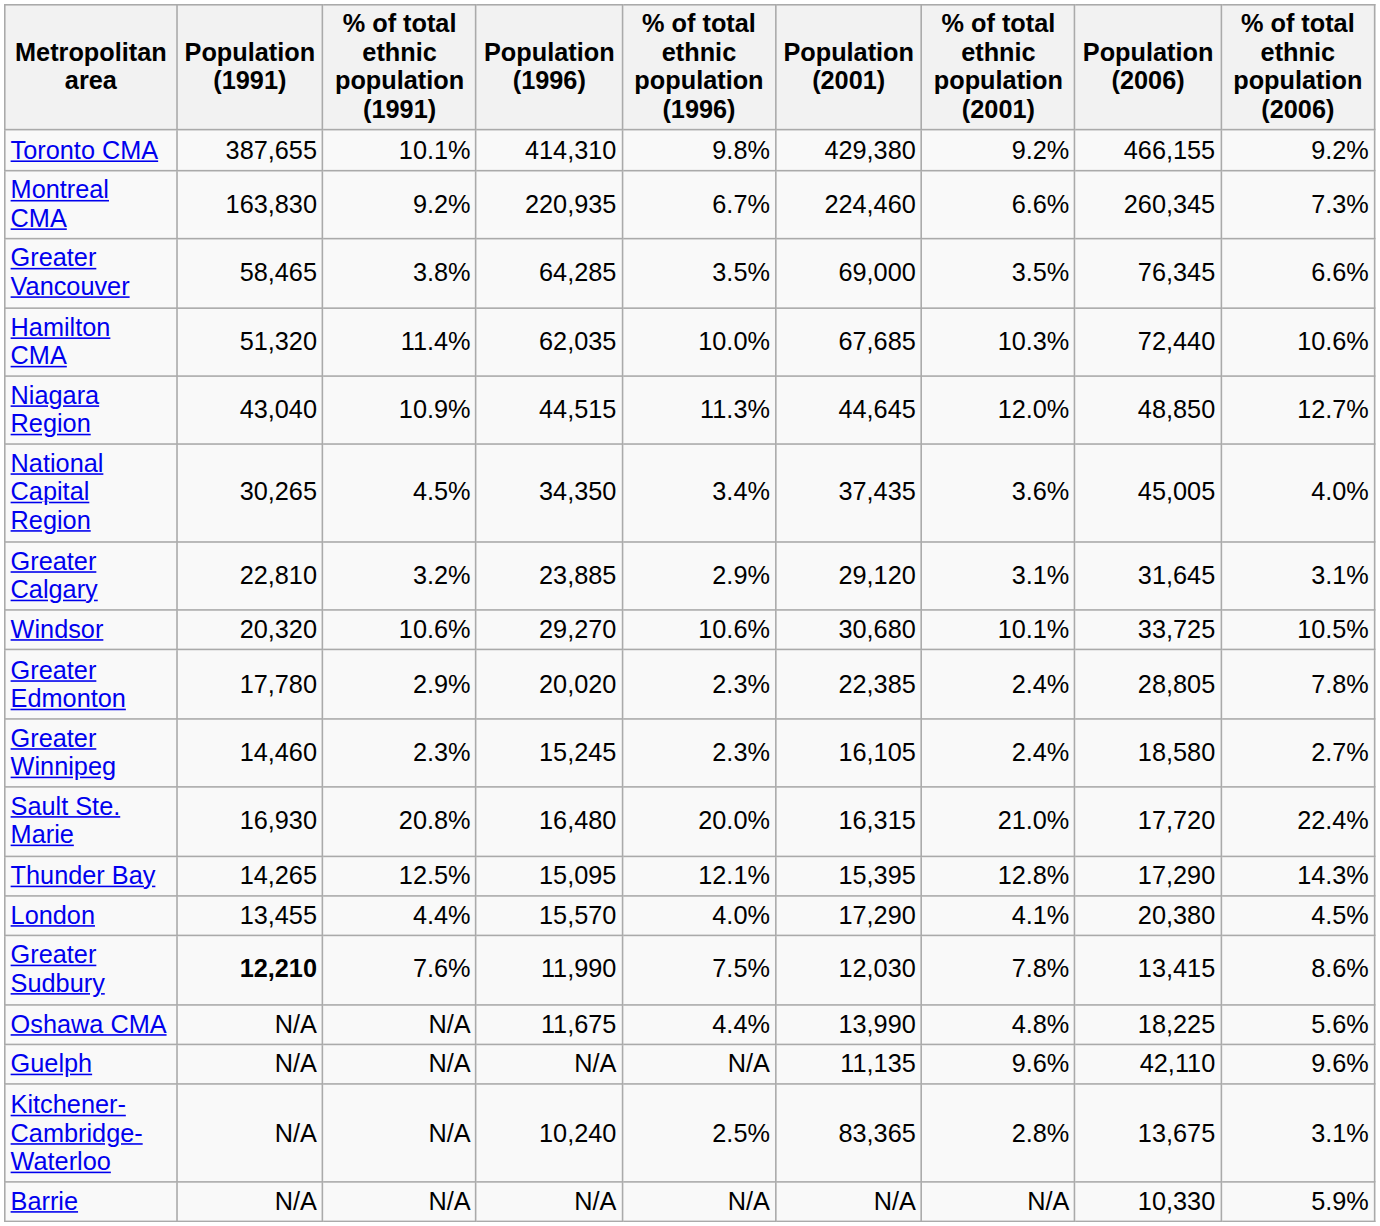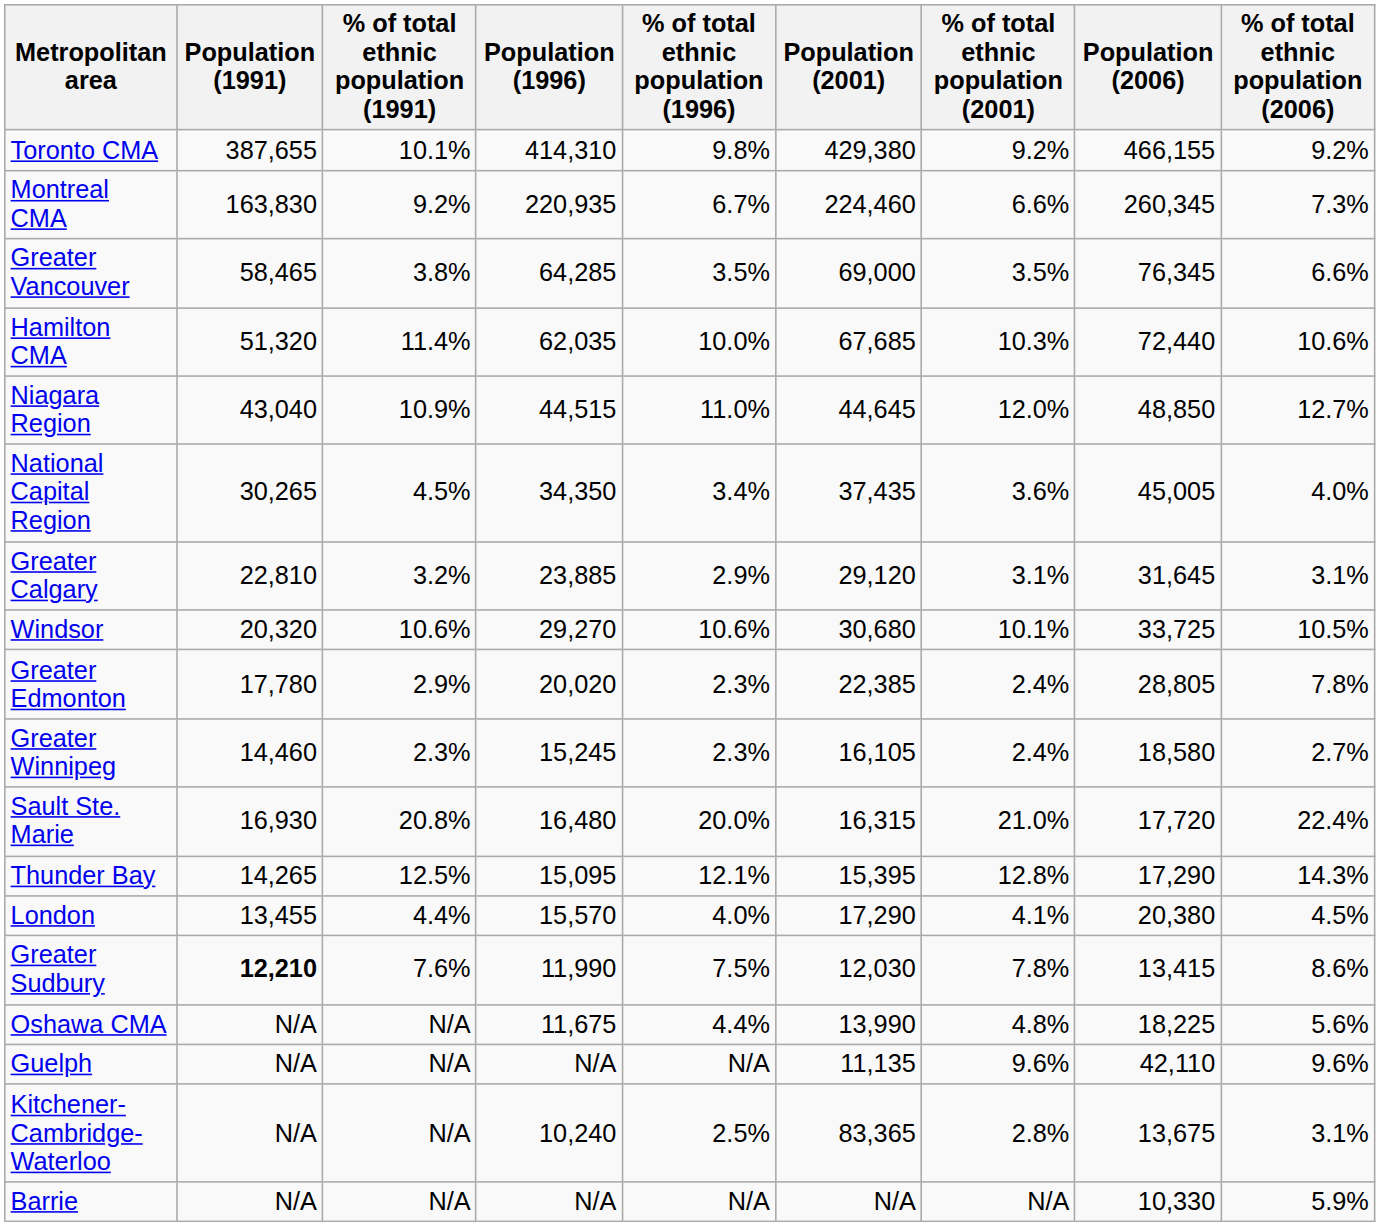(735, 409) 11.3% -> (735, 409) 11.0%
